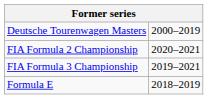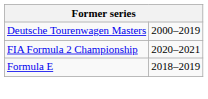- row: (72, 66)
